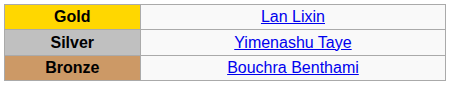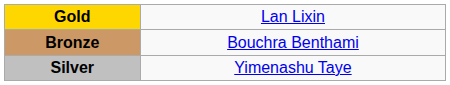rows swapped: (72, 42) <-> (72, 67)
